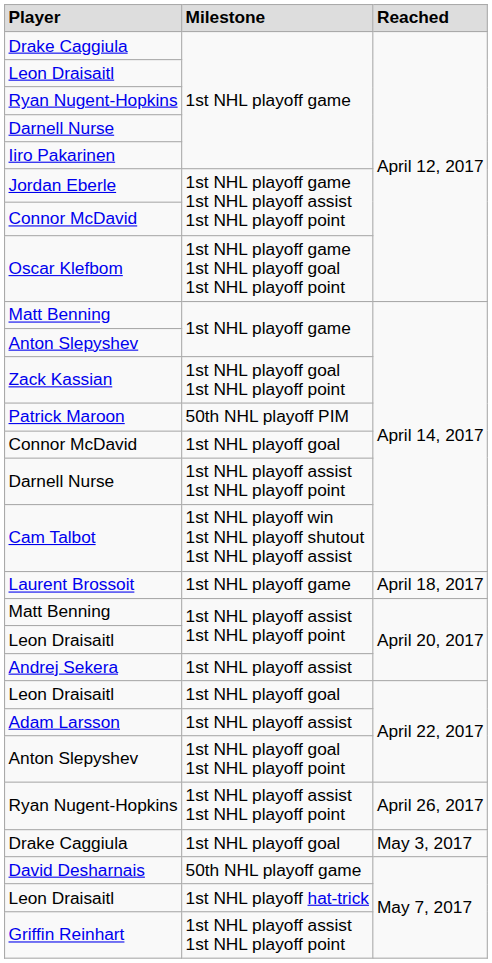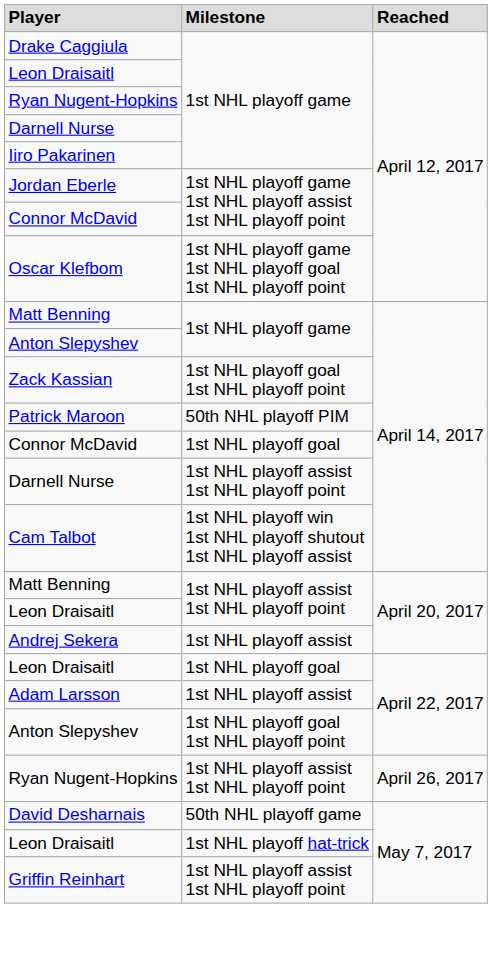- row: (71, 584)
- row: (68, 842)
